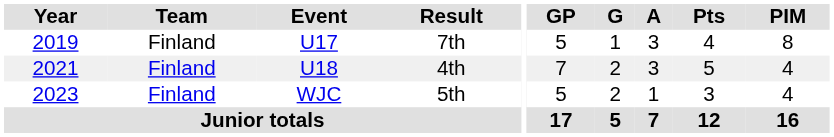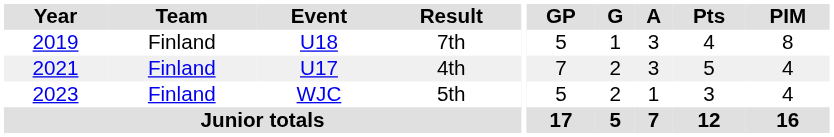(319, 42) U17 -> (319, 42) U18
(319, 68) U18 -> (319, 68) U17
